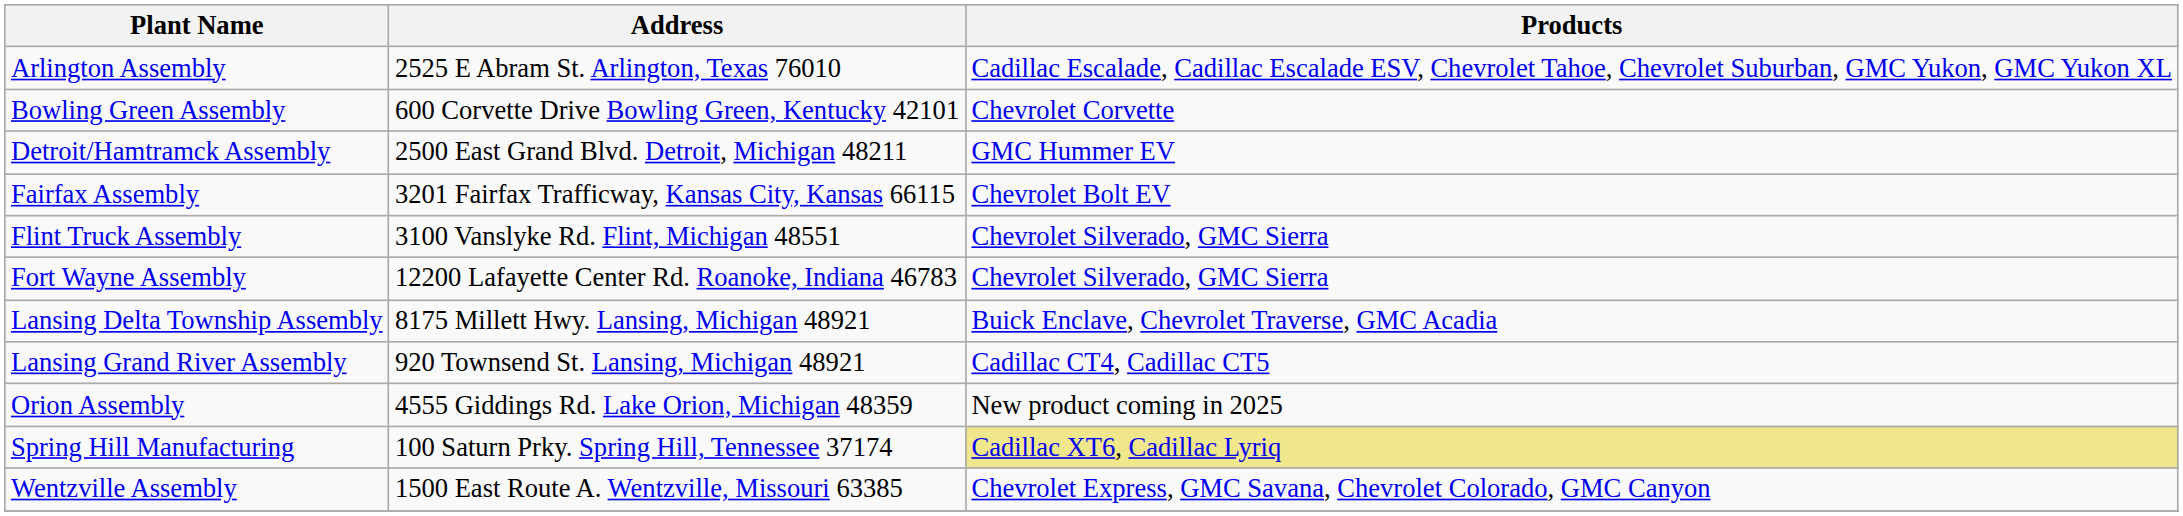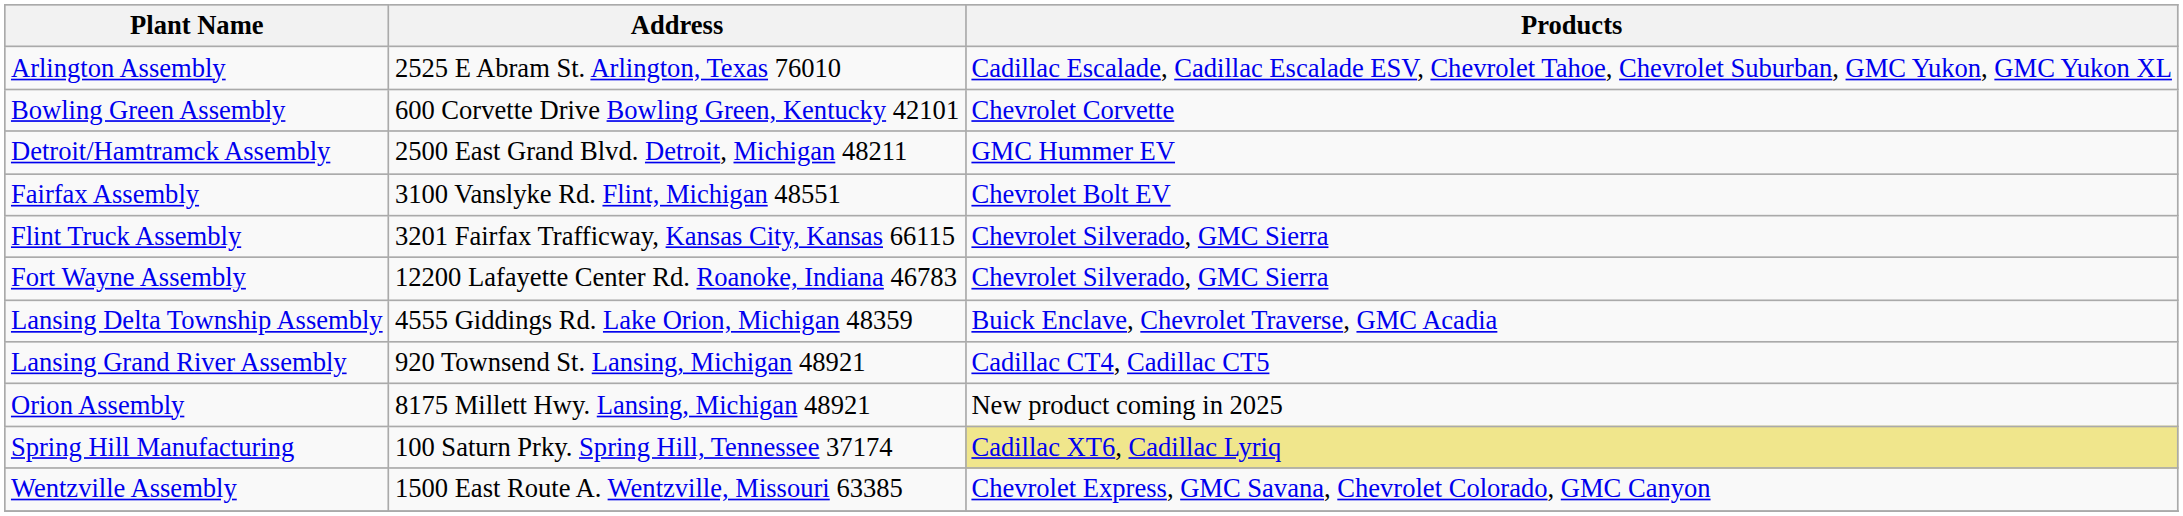(675, 194) 3201 Fairfax Trafficway, Kansas City, Kansas 66115 -> (618, 194) 3100 Vanslyke Rd. Flint, Michigan 48551
(618, 236) 3100 Vanslyke Rd. Flint, Michigan 48551 -> (675, 236) 3201 Fairfax Trafficway, Kansas City, Kansas 66115
(633, 320) 8175 Millett Hwy. Lansing, Michigan 48921 -> (654, 320) 4555 Giddings Rd. Lake Orion, Michigan 48359
(654, 404) 4555 Giddings Rd. Lake Orion, Michigan 48359 -> (633, 404) 8175 Millett Hwy. Lansing, Michigan 48921
